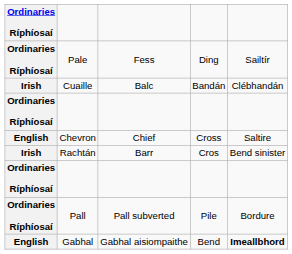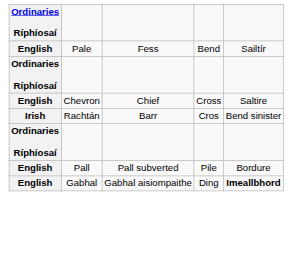(31, 59) Ordinaries Ríphíosaí -> (35, 48) English
(209, 59) Ding -> (209, 48) Bend
- row: (78, 85)
(31, 215) Ordinaries Ríphíosaí -> (35, 168) English
(209, 241) Bend -> (209, 183) Ding
